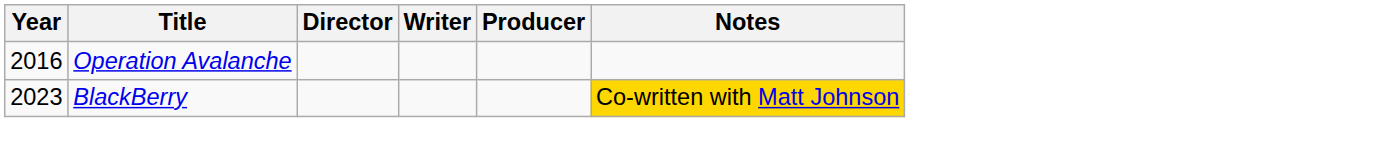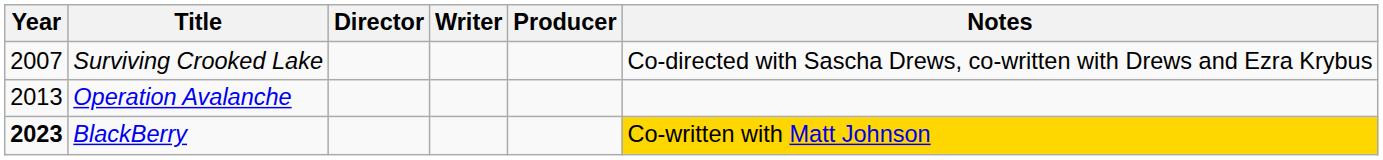+ row: (198, 60)
(36, 60) 2016 -> (36, 97) 2013
(36, 97) normal -> (36, 135) bold
